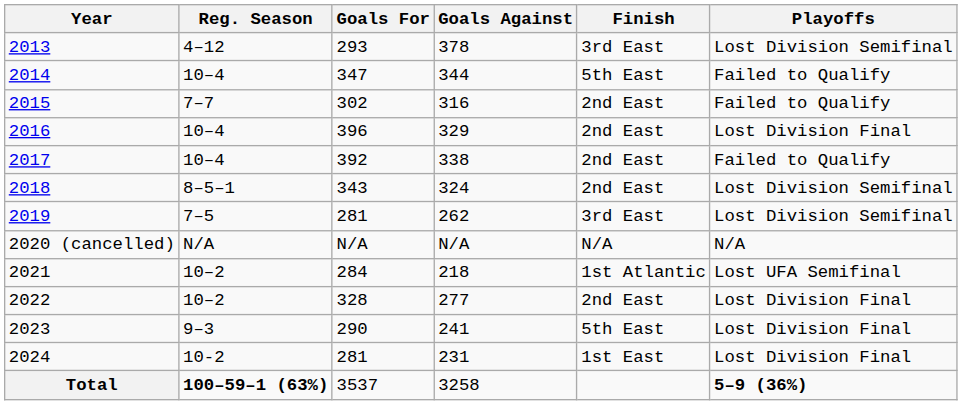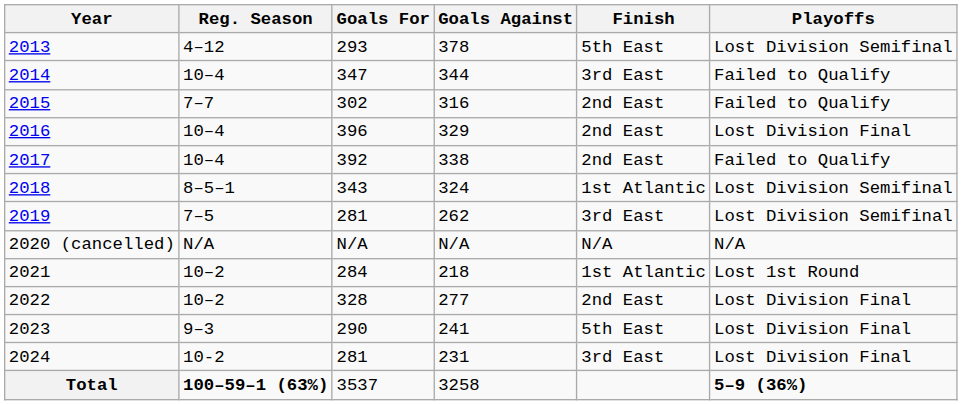(623, 47) 3rd East -> (623, 47) 5th East
(623, 75) 5th East -> (623, 75) 3rd East
(623, 188) 2nd East -> (644, 188) 1st Atlantic
(807, 272) Lost UFA Semifinal -> (787, 272) Lost 1st Round
(623, 357) 1st East -> (623, 357) 3rd East
